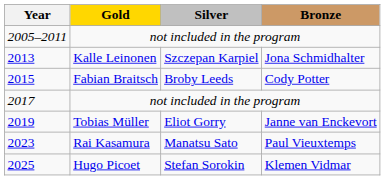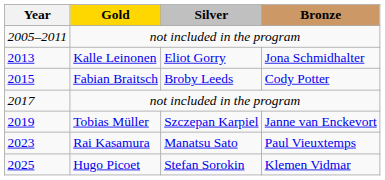(211, 57) Szczepan Karpiel -> (195, 57) Eliot Gorry
(195, 121) Eliot Gorry -> (211, 121) Szczepan Karpiel
